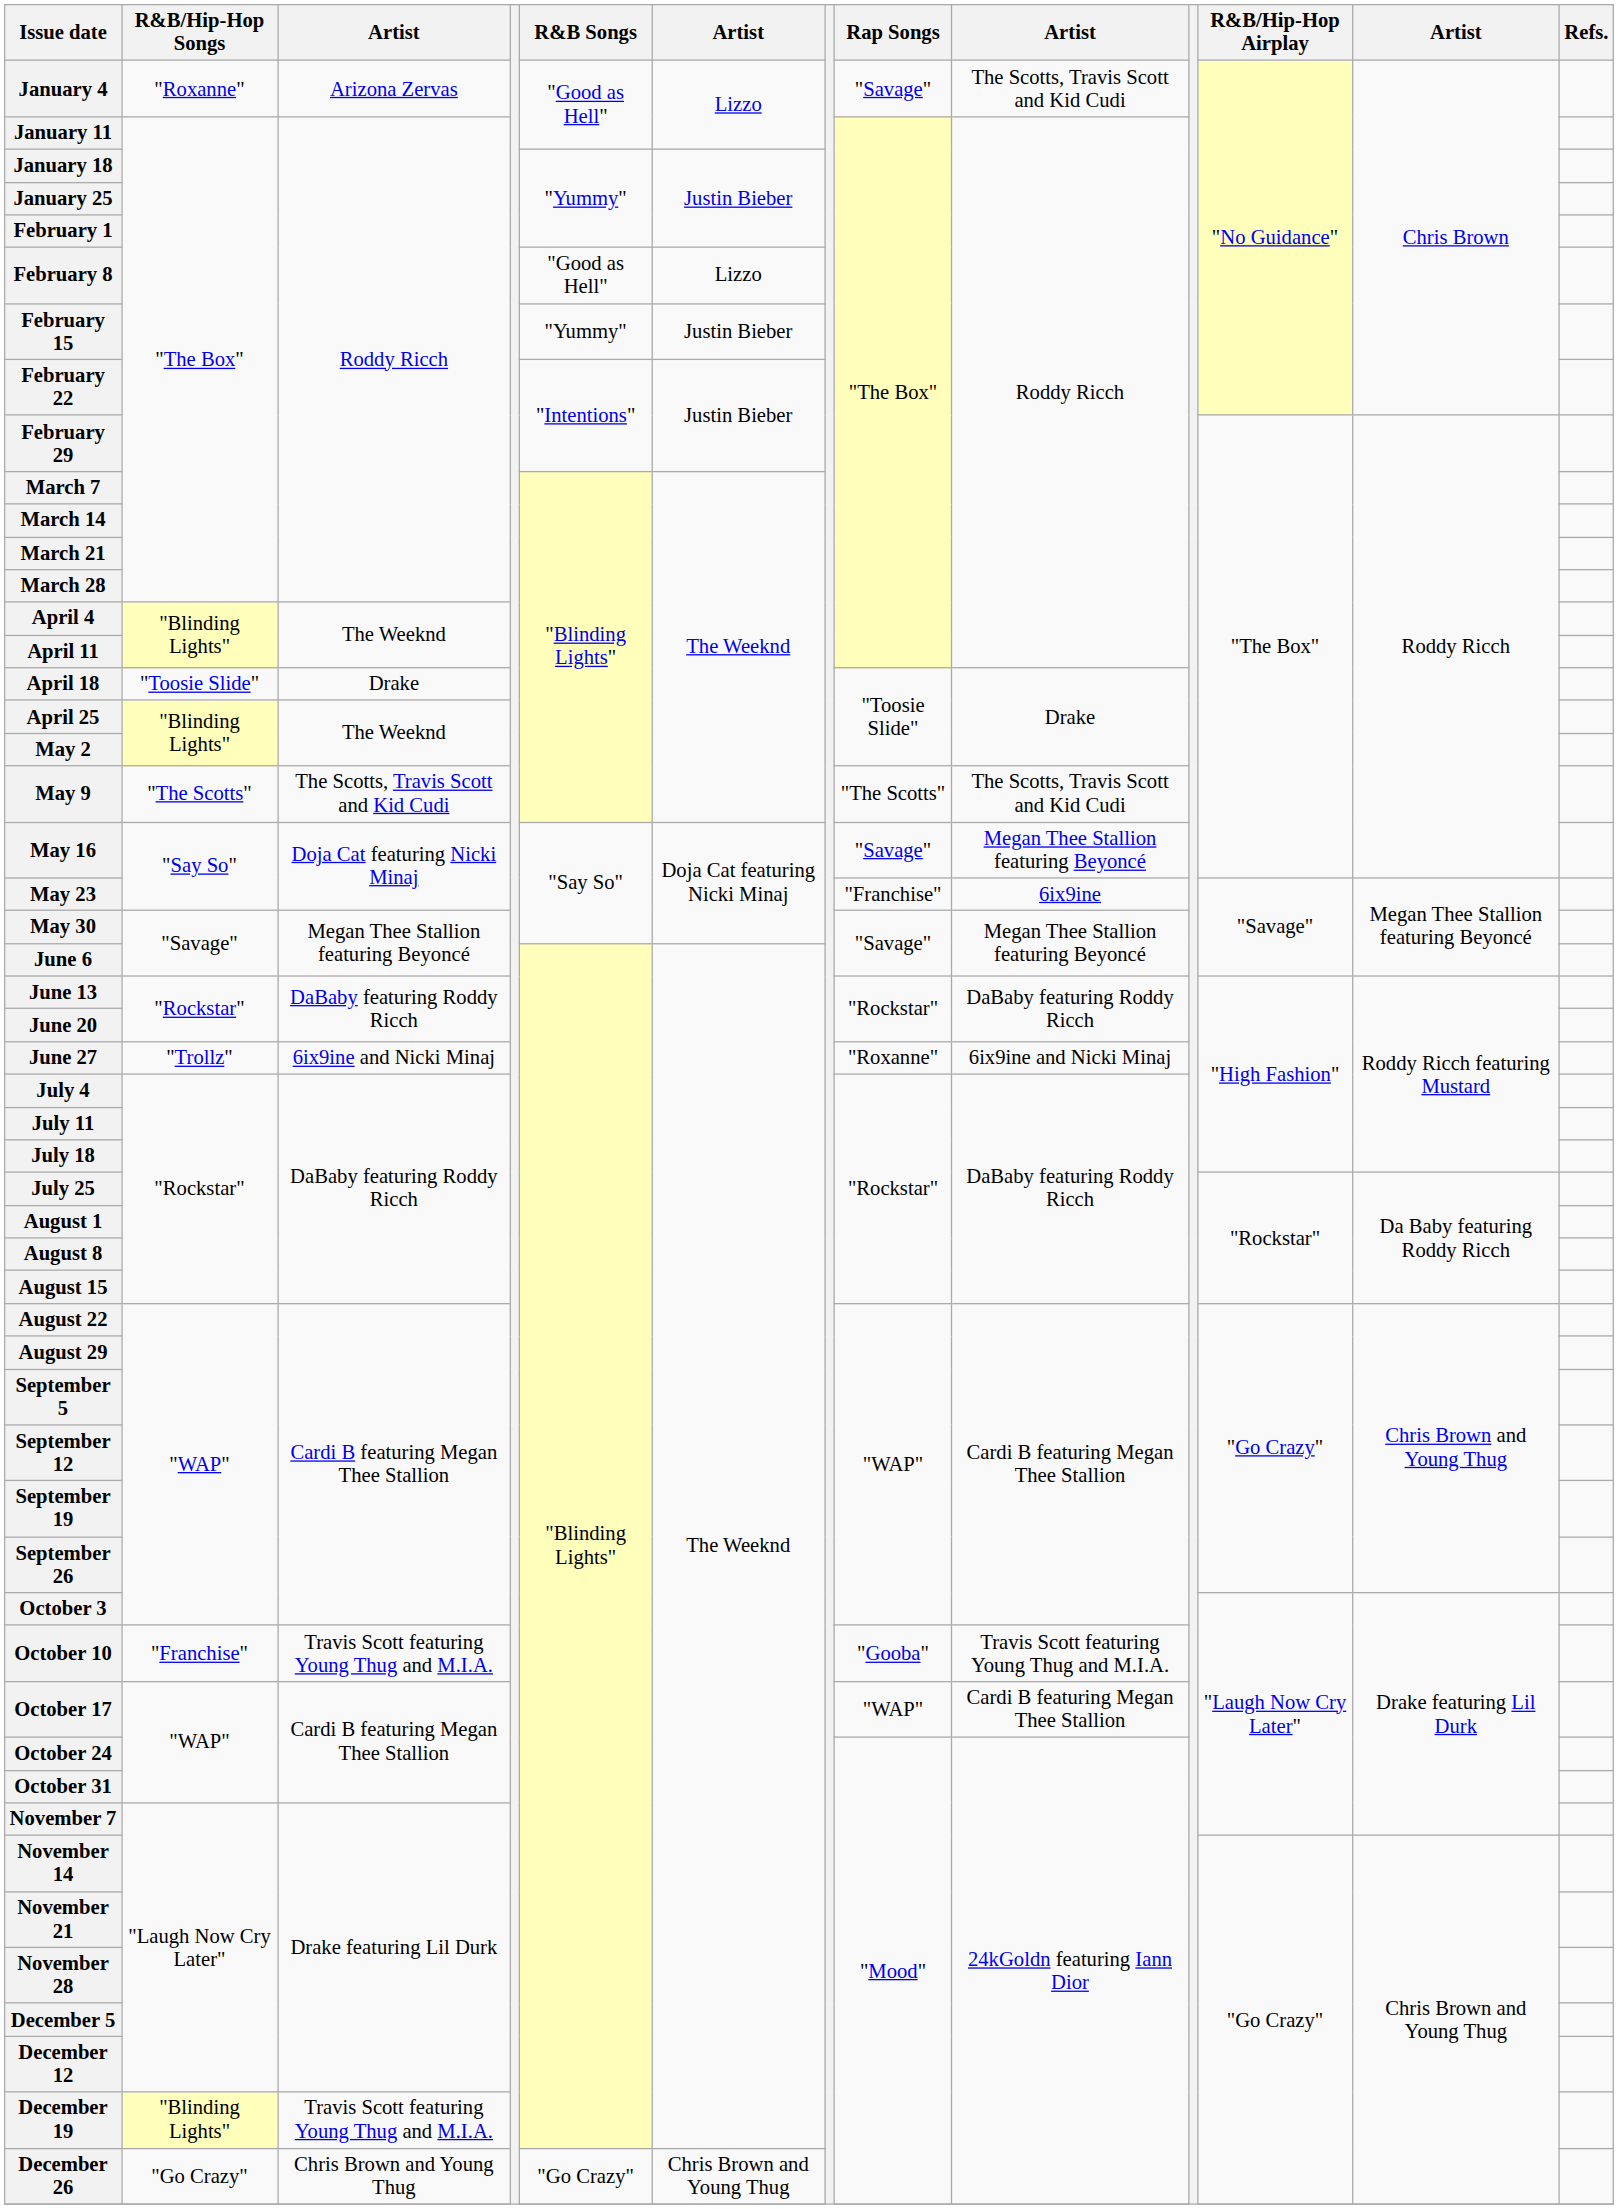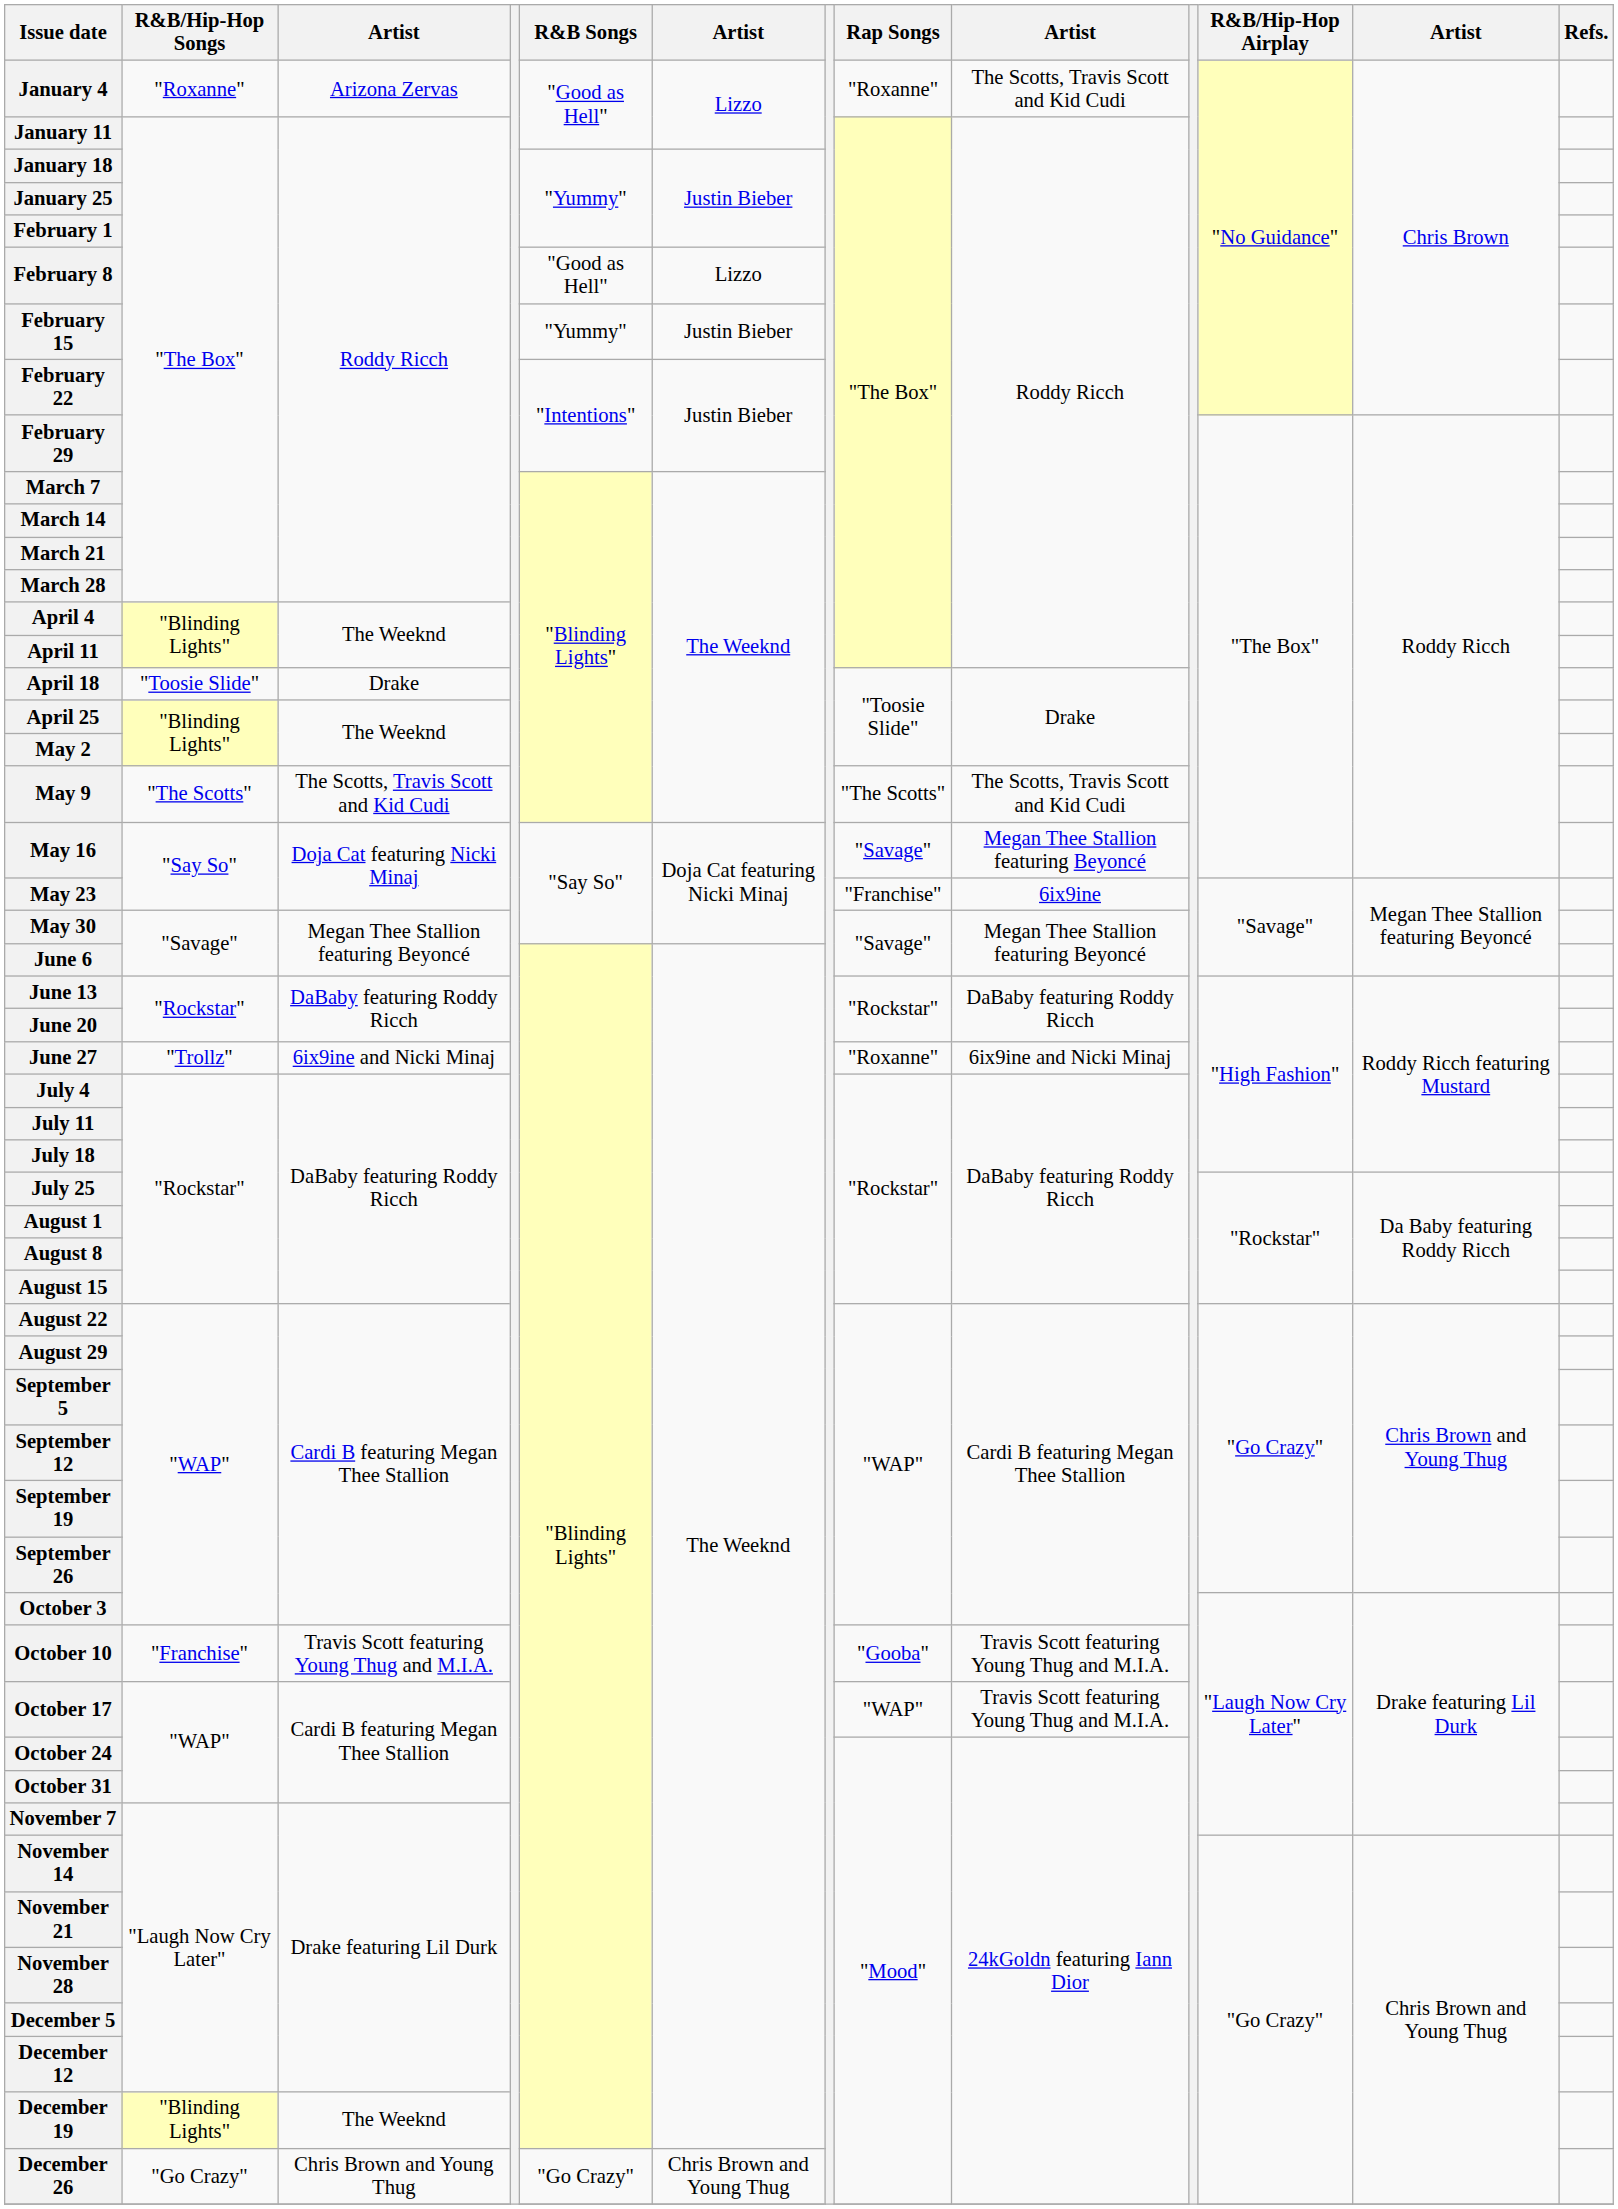(893, 88) "Savage" -> (893, 88) "Roxanne"
(1070, 1709) Cardi B featuring Megan Thee Stallion -> (1070, 1709) Travis Scott featuring Young Thug and M.I.A.
(394, 2119) Travis Scott featuring Young Thug and M.I.A. -> (394, 2119) The Weeknd
